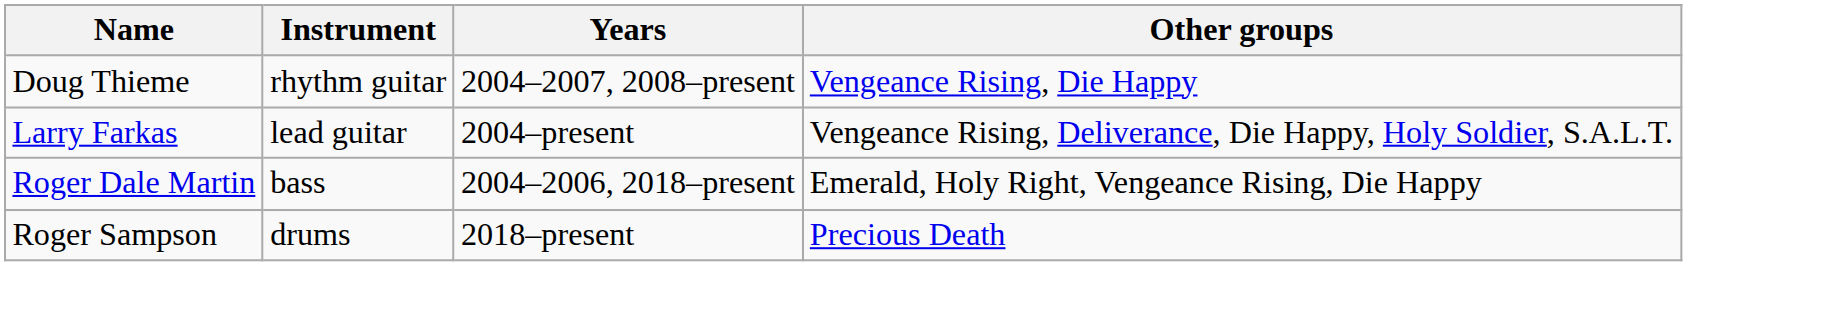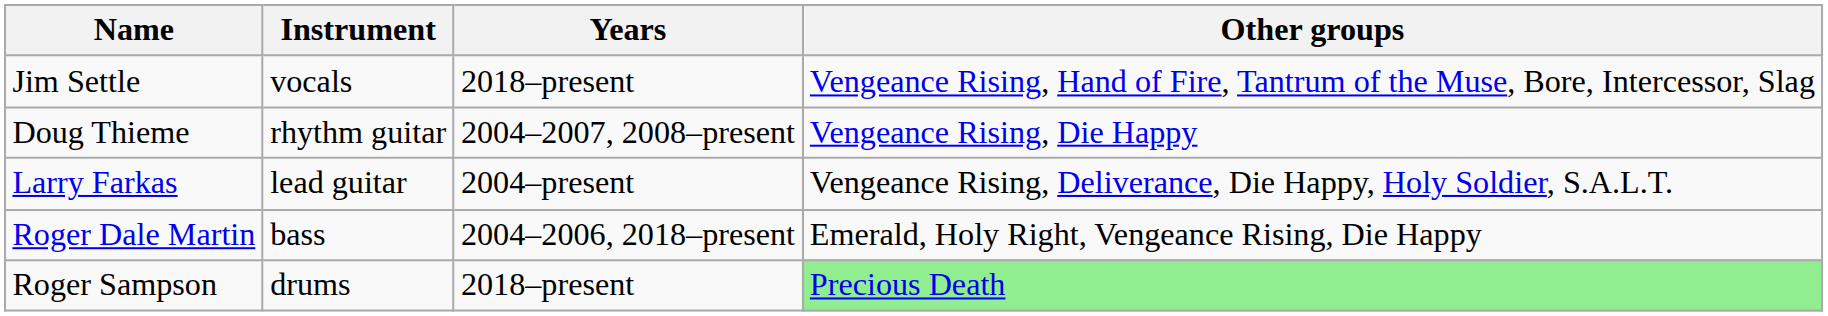+ row: (76, 81)
(908, 234) no background -> (908, 285) lightgreen background
